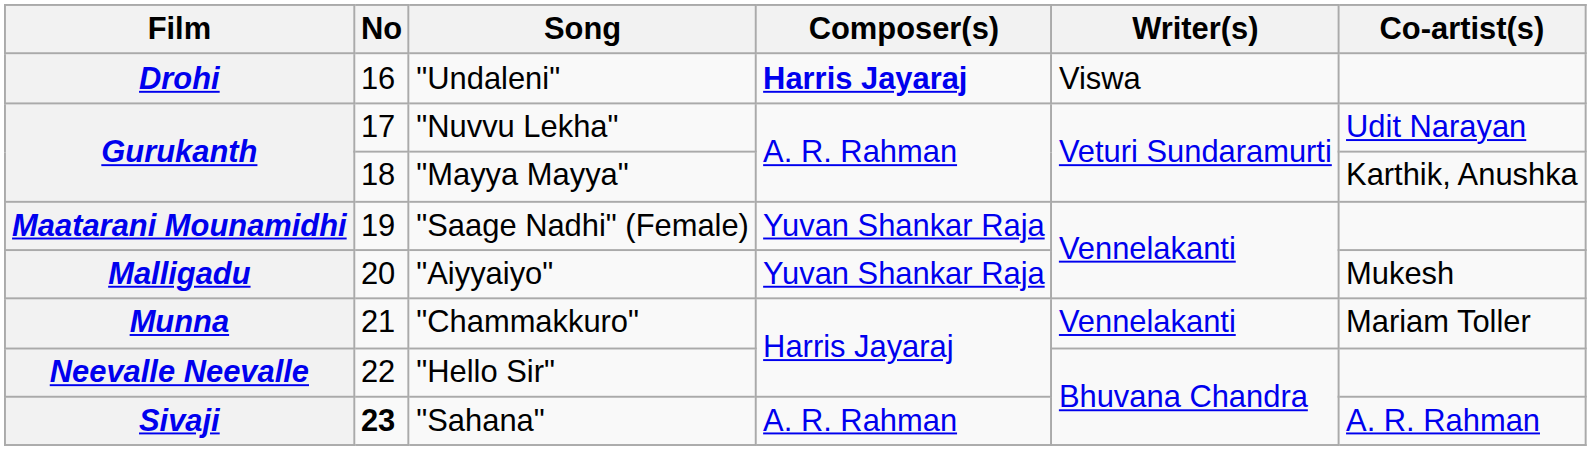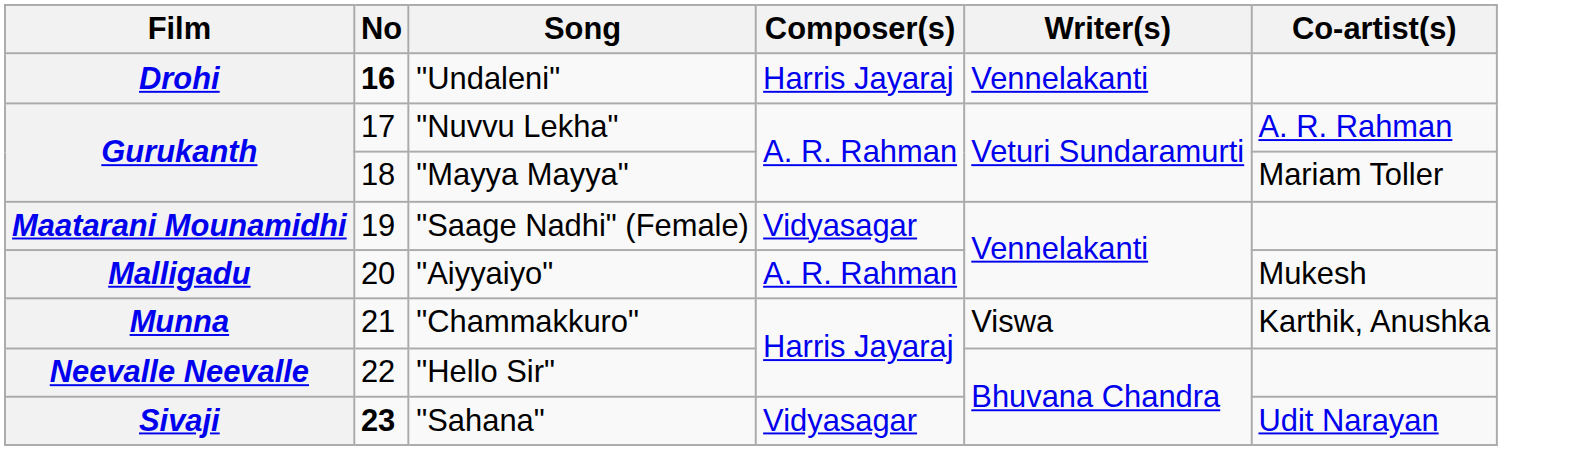(378, 77) normal -> (378, 77) bold
(865, 77) bold -> (858, 77) normal
(1100, 77) Viswa -> (1060, 77) Vennelakanti
(1436, 126) Udit Narayan -> (1355, 126) A. R. Rahman
(1462, 175) Karthik, Anushka -> (1351, 175) Mariam Toller
(904, 224) Yuvan Shankar Raja -> (840, 224) Vidyasagar
(904, 273) Yuvan Shankar Raja -> (860, 273) A. R. Rahman
(1147, 322) Vennelakanti -> (1012, 322) Viswa
(1438, 322) Mariam Toller -> (1374, 322) Karthik, Anushka
(860, 420) A. R. Rahman -> (840, 420) Vidyasagar
(1443, 420) A. R. Rahman -> (1349, 420) Udit Narayan
